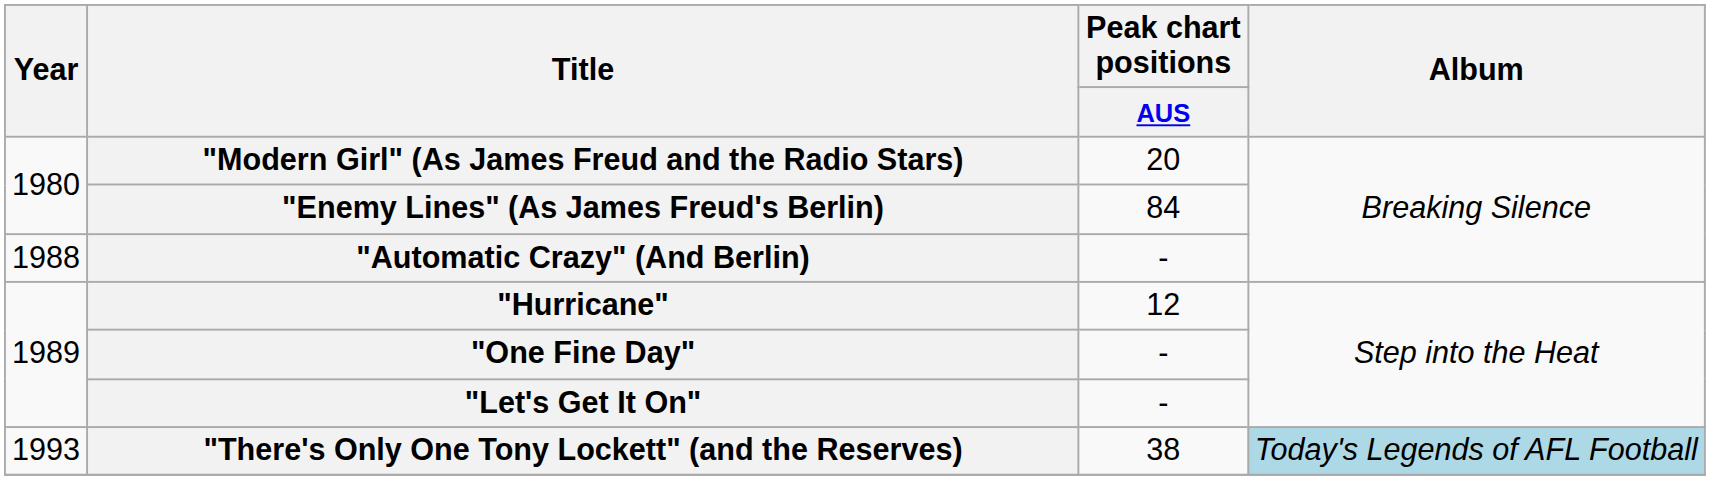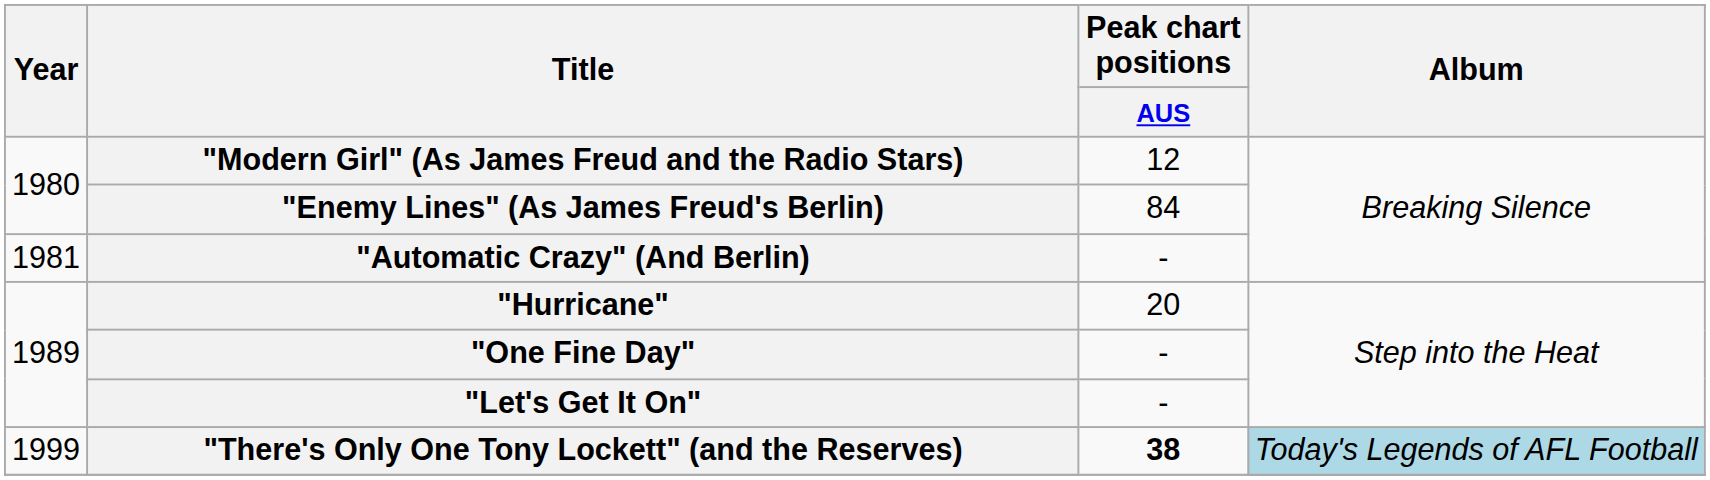(1163, 160) 20 -> (1163, 160) 12
(46, 256) 1988 -> (46, 256) 1981
(1163, 305) 12 -> (1163, 305) 20
(46, 450) 1993 -> (46, 450) 1999
(1163, 450) normal -> (1163, 450) bold
